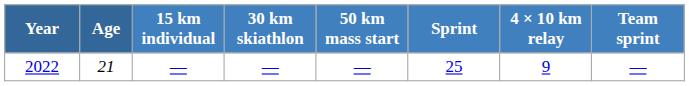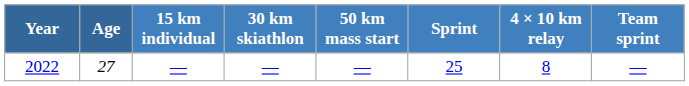(106, 66) 21 -> (106, 66) 27
(546, 66) 9 -> (546, 66) 8
